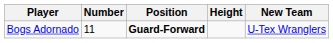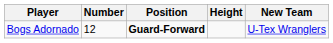(89, 29) 11 -> (90, 29) 12
